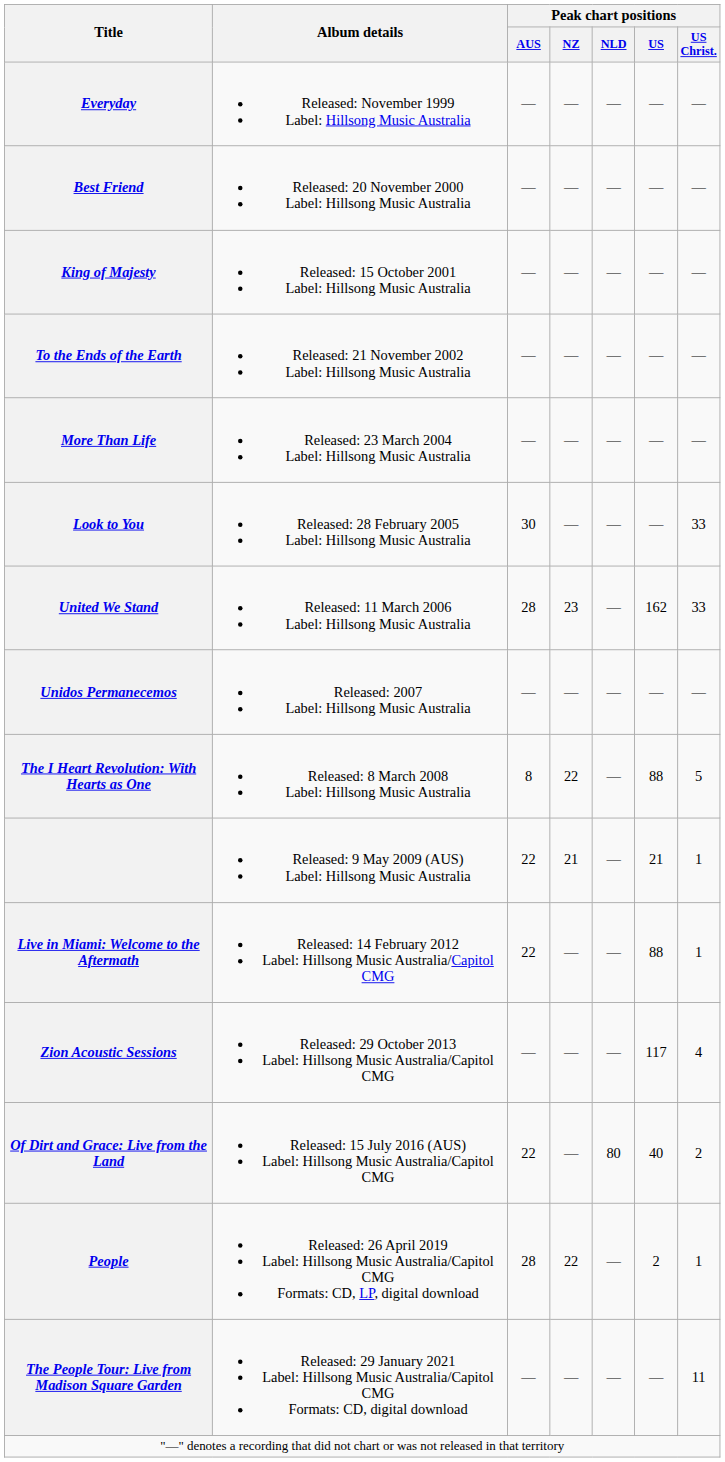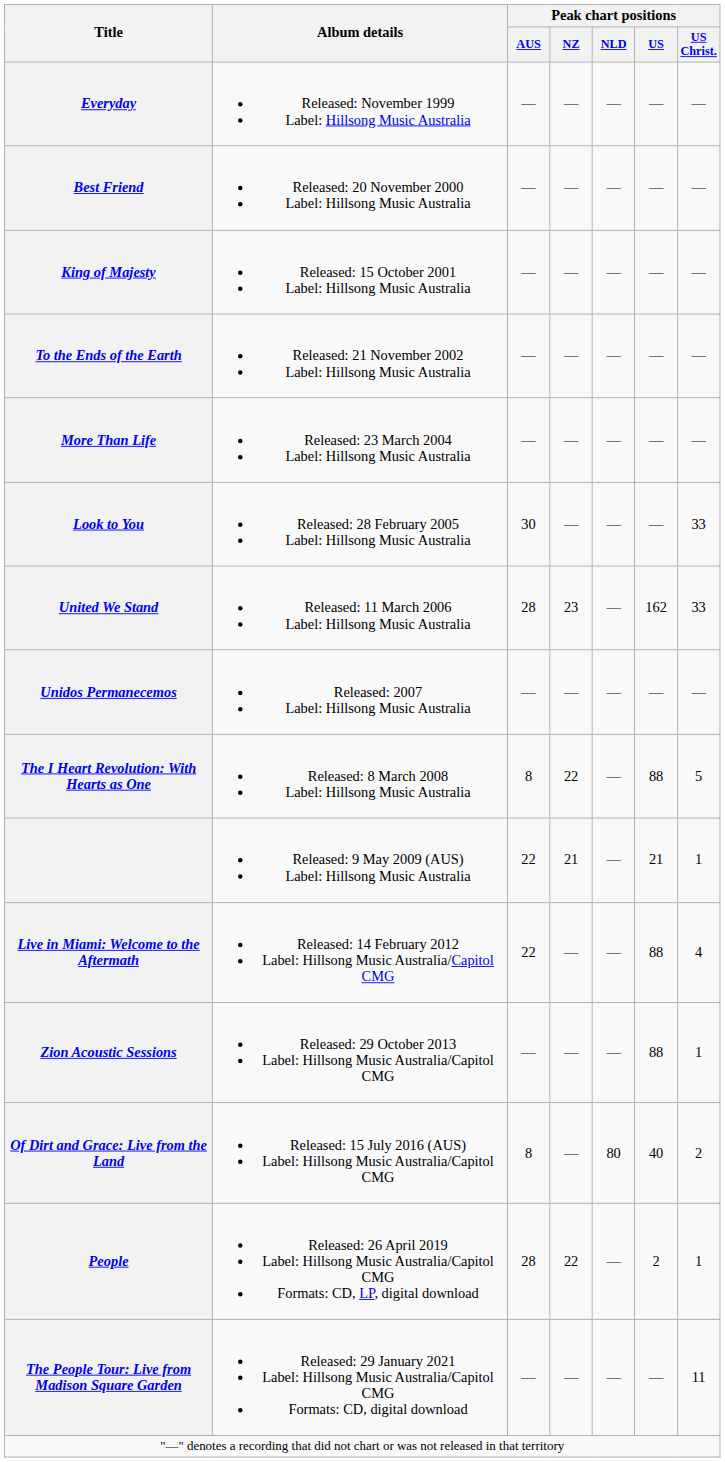(699, 952) 1 -> (699, 952) 4
(656, 1052) 117 -> (656, 1052) 88
(699, 1052) 4 -> (699, 1052) 1
(529, 1152) 22 -> (529, 1152) 8
